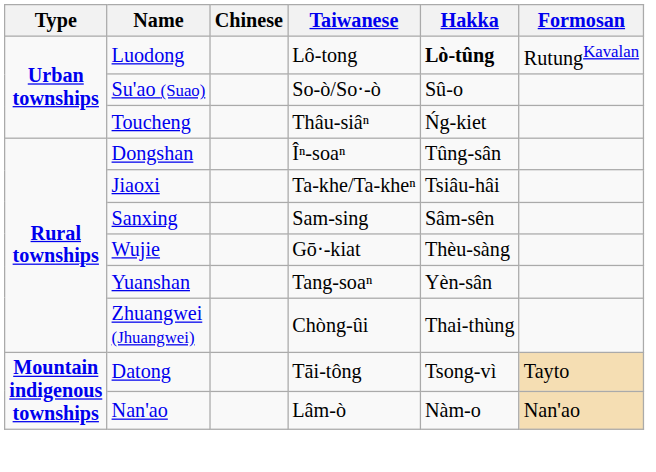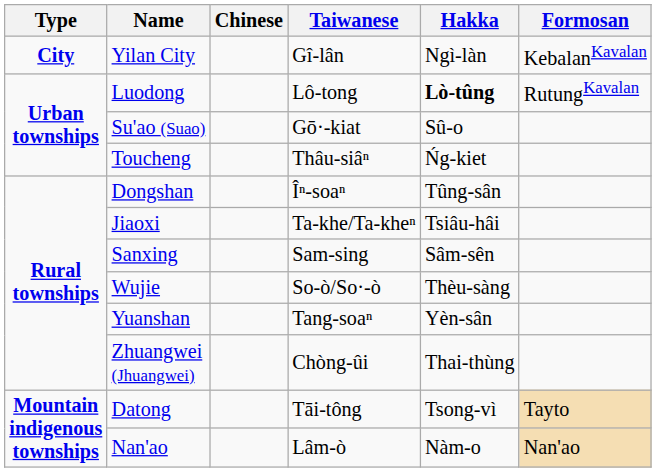+ row: (153, 55)
(337, 89) So-ò/So·-ò -> (326, 127) Gō·-kiat
(326, 249) Gō·-kiat -> (337, 287) So-ò/So·-ò
